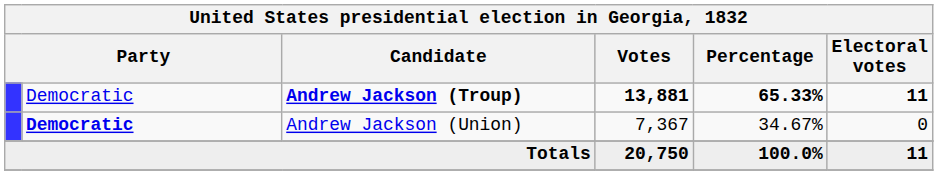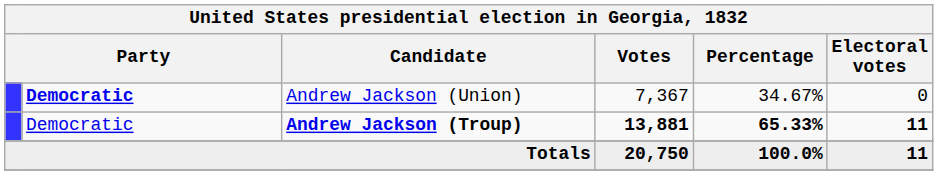rows swapped: (404, 98) <-> (404, 127)
